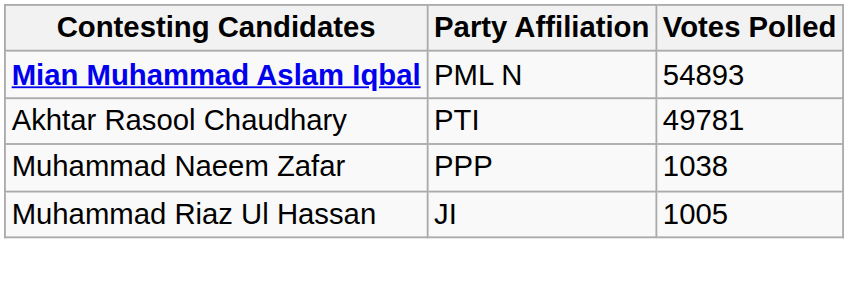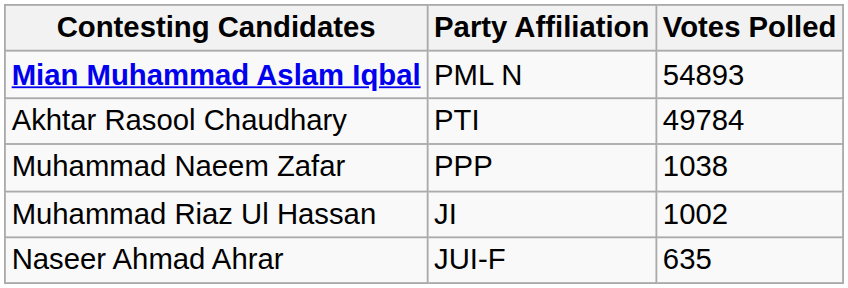(704, 120) 49781 -> (704, 120) 49784
(695, 213) 1005 -> (695, 213) 1002
+ row: (148, 259)
